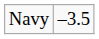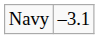(74, 18) –3.5 -> (74, 18) –3.1
